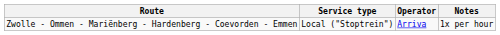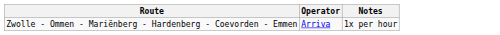- column: (347, 11)
